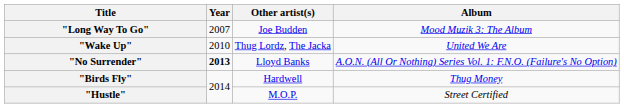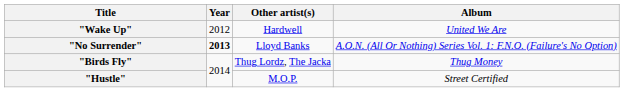- row: (106, 29)
(220, 45) 2010 -> (220, 29) 2012
(283, 45) Thug Lordz, The Jacka -> (283, 29) Hardwell
(283, 78) Hardwell -> (283, 62) Thug Lordz, The Jacka
